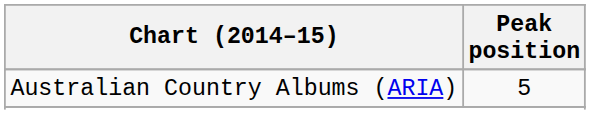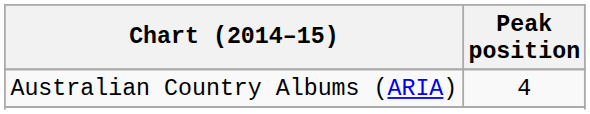(524, 89) 5 -> (524, 89) 4
